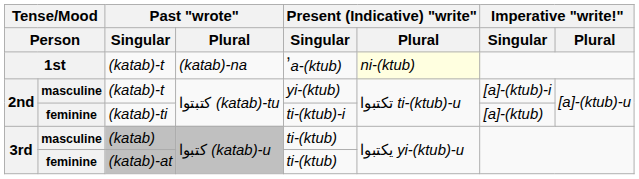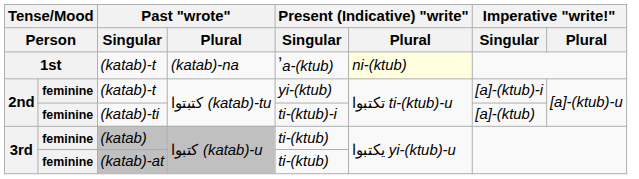(72, 91) masculine -> (68, 91) feminine
(72, 138) masculine -> (68, 138) feminine
